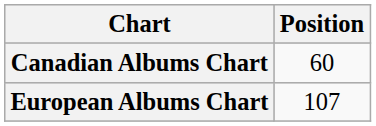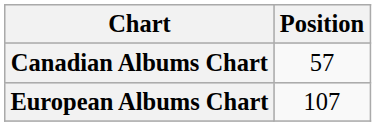(322, 62) 60 -> (322, 62) 57
